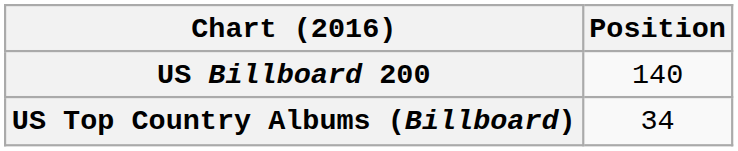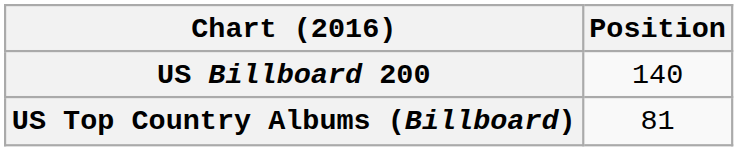(658, 121) 34 -> (658, 121) 81
